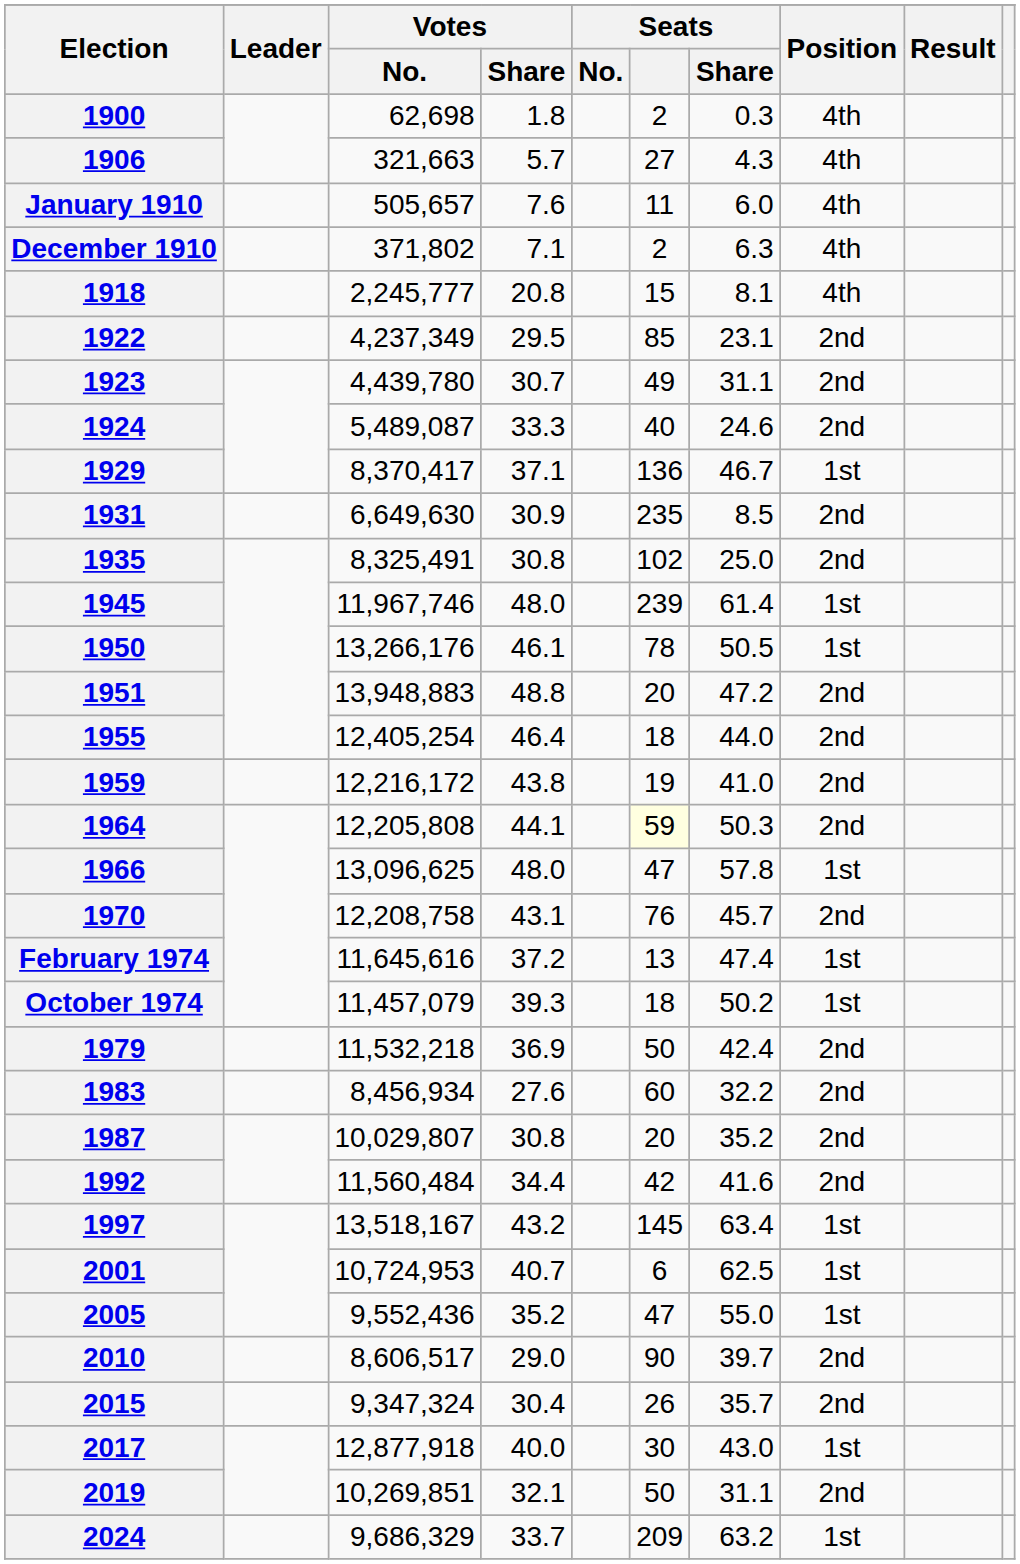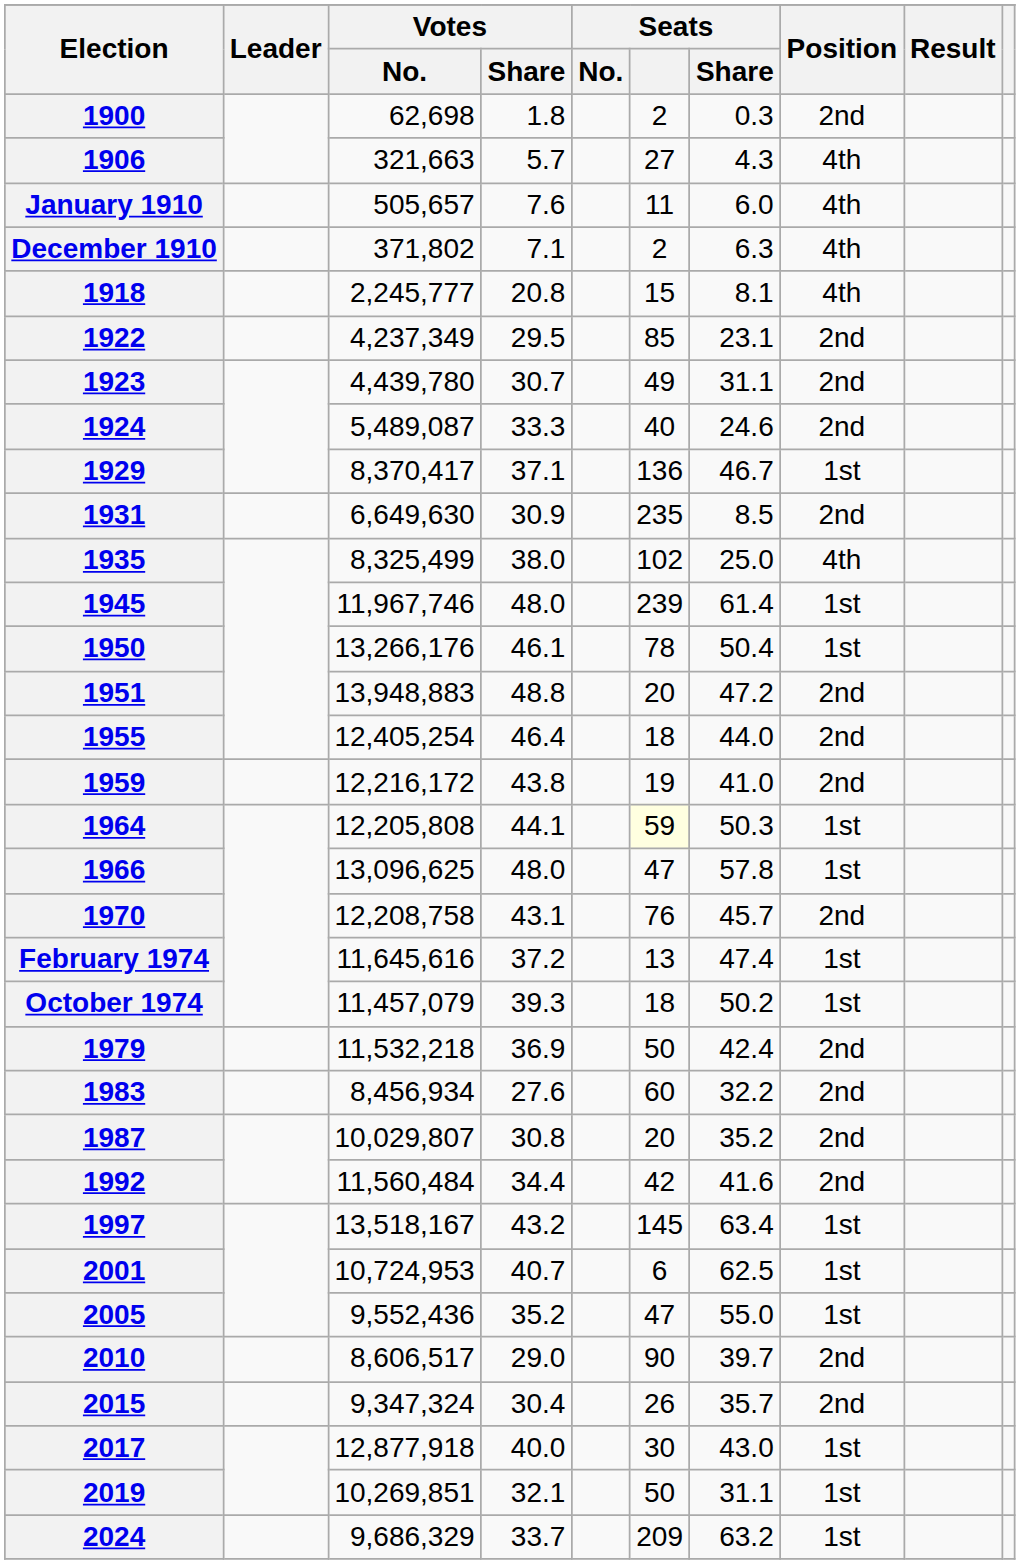(842, 115) 4th -> (842, 115) 2nd
(412, 559) 8,325,491 -> (412, 559) 8,325,499
(538, 559) 30.8 -> (538, 559) 38.0
(842, 559) 2nd -> (842, 559) 4th
(746, 648) 50.5 -> (746, 648) 50.4
(842, 826) 2nd -> (842, 826) 1st
(842, 1492) 2nd -> (842, 1492) 1st
